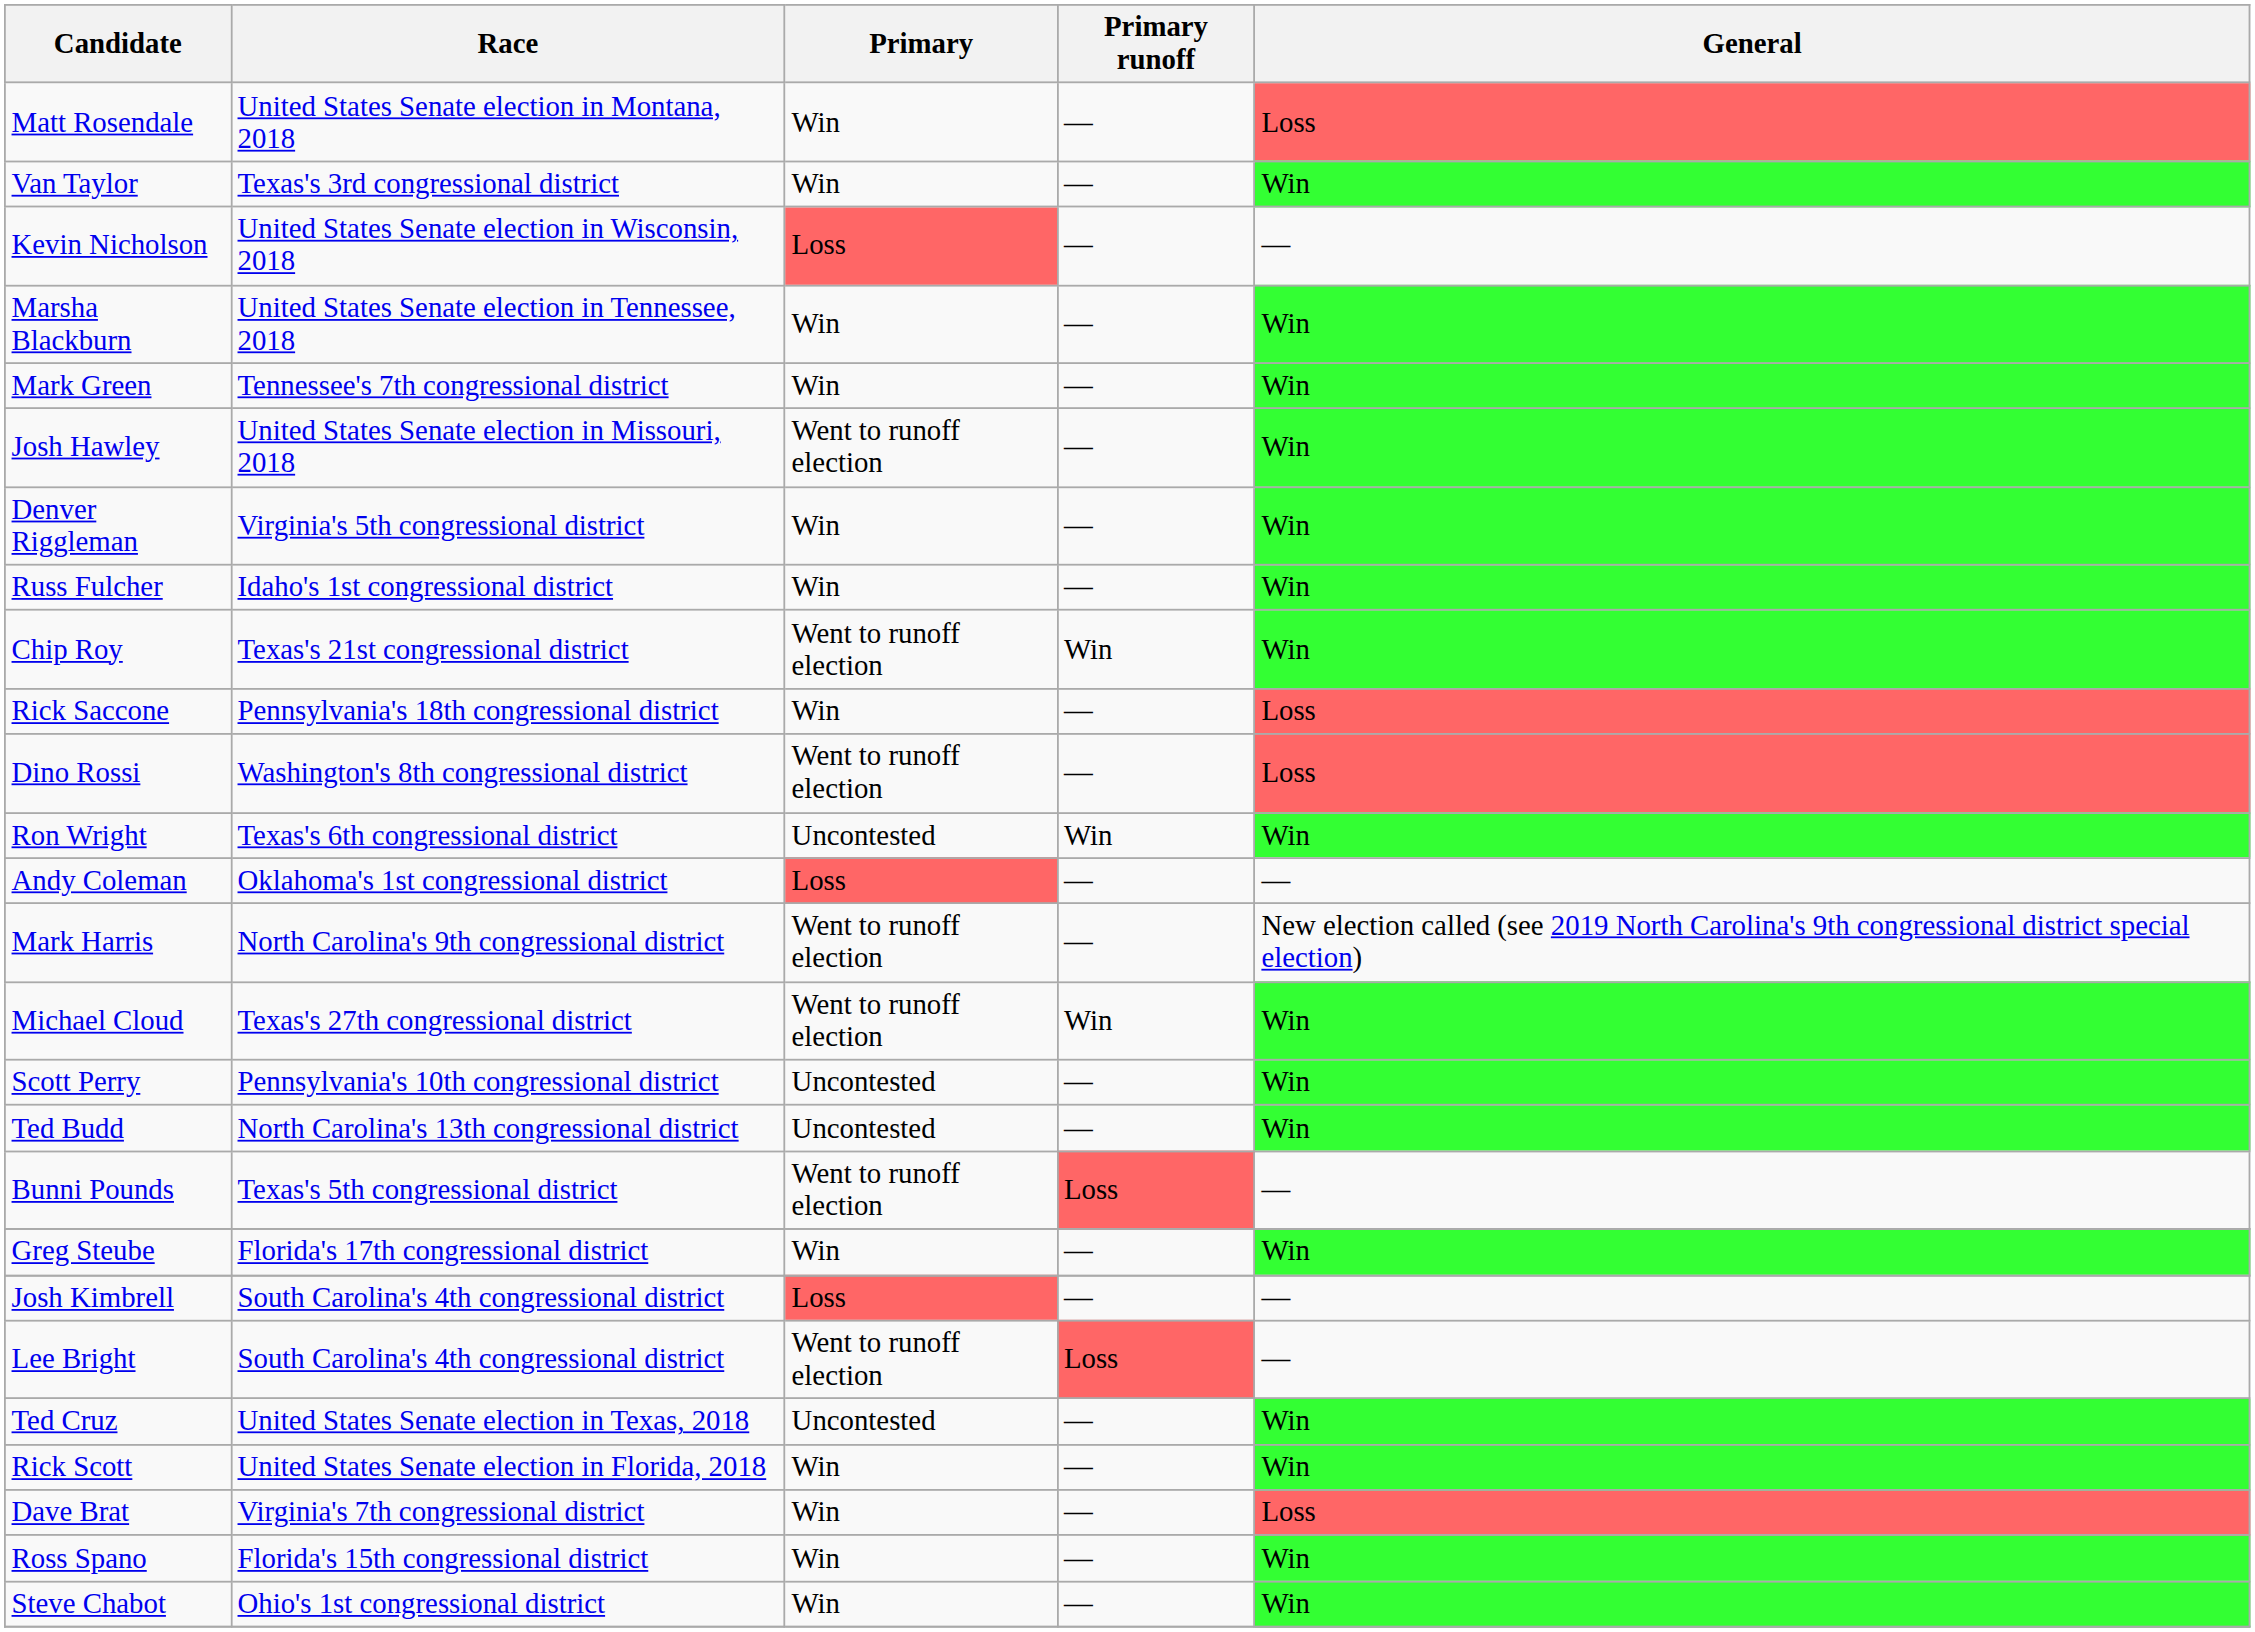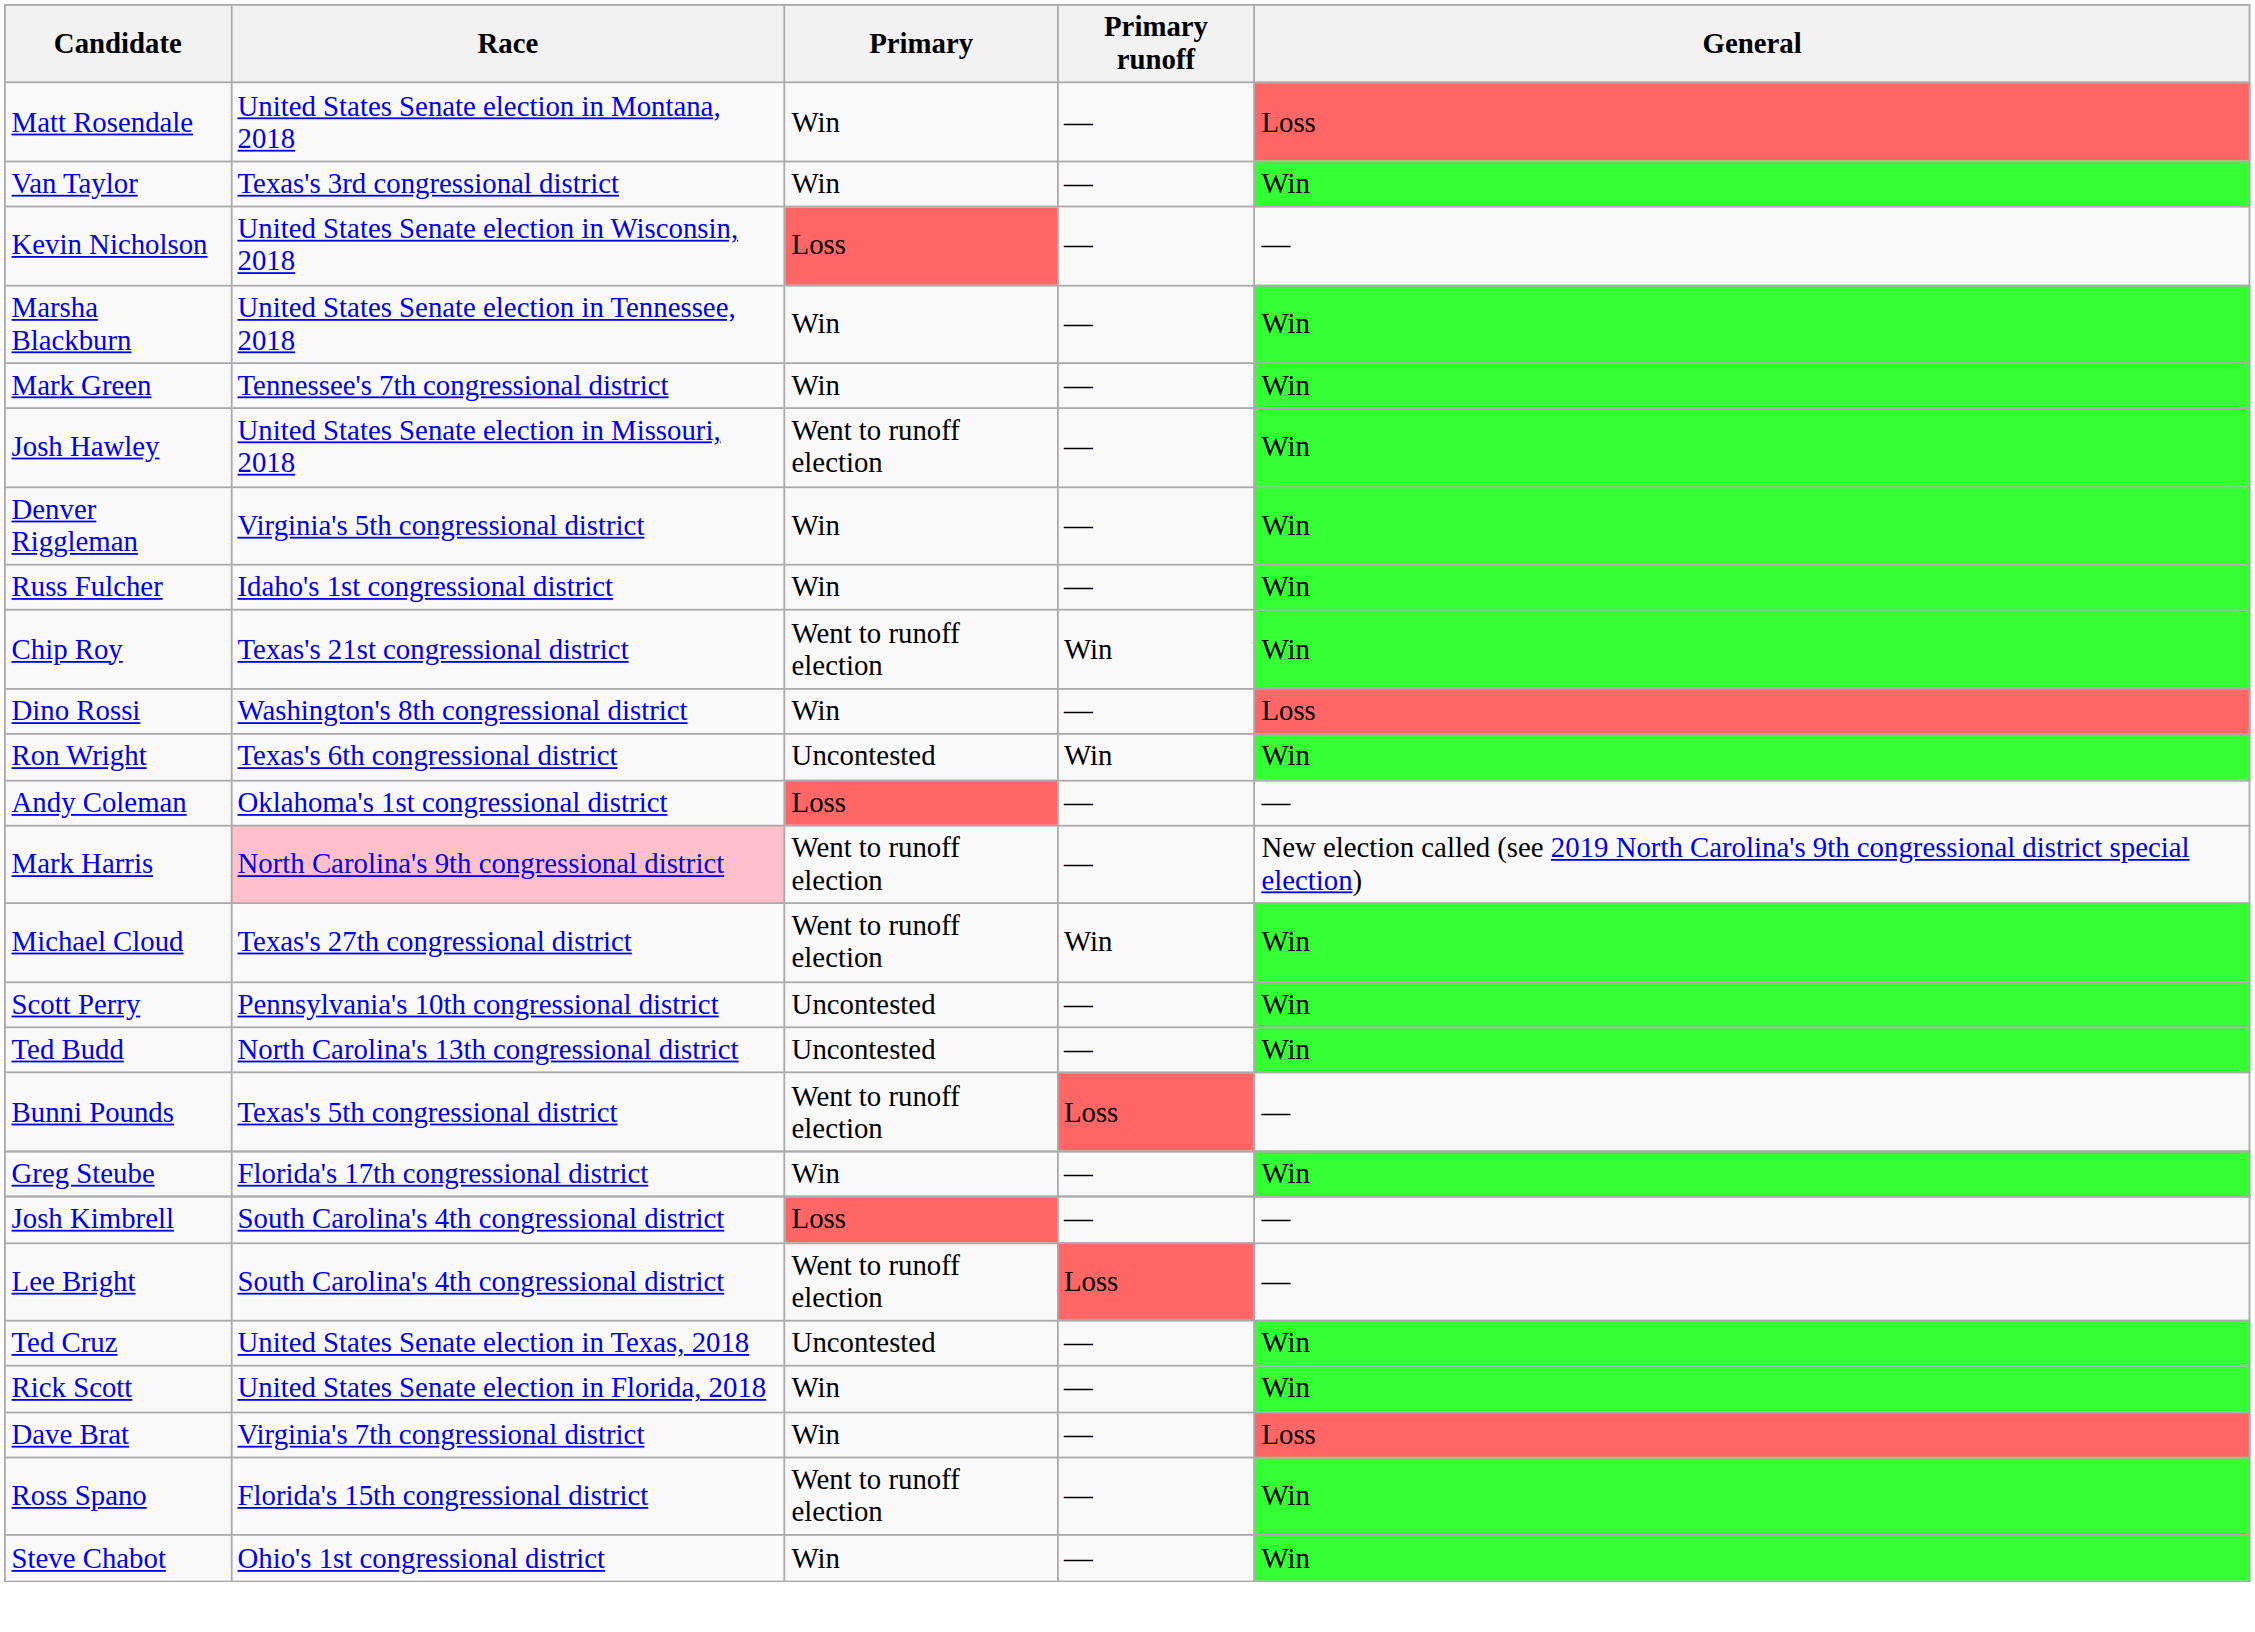- row: (90, 710)
(876, 772) Went to runoff election -> (816, 710) Win
(481, 942) no background -> (481, 864) pink background
(816, 1558) Win -> (876, 1496) Went to runoff election
